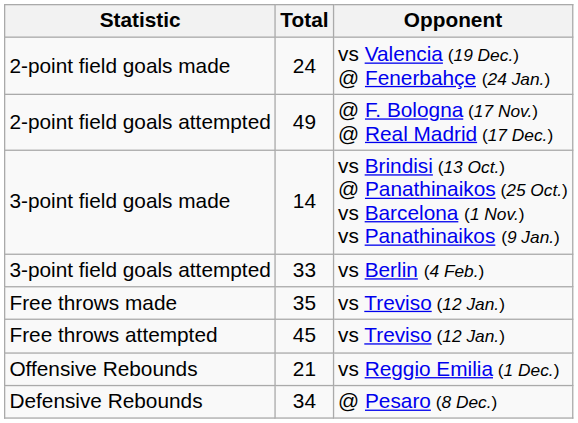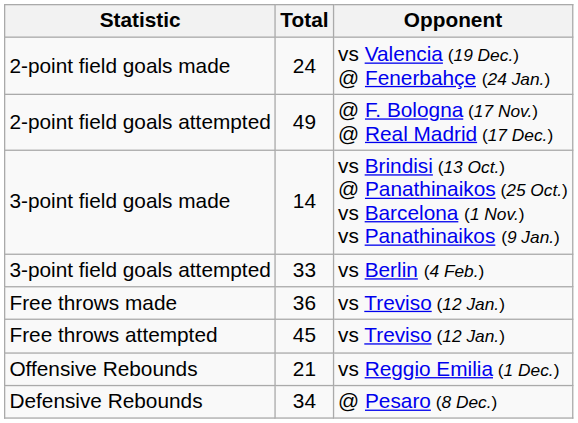(304, 302) 35 -> (304, 302) 36
